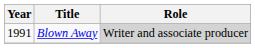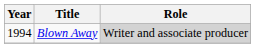(19, 33) 1991 -> (19, 33) 1994
